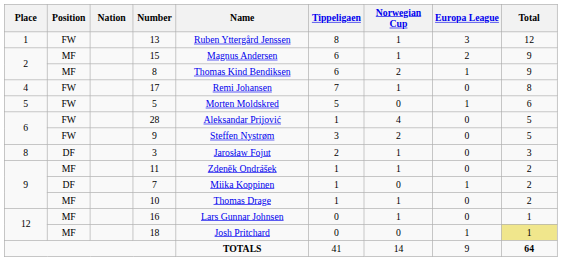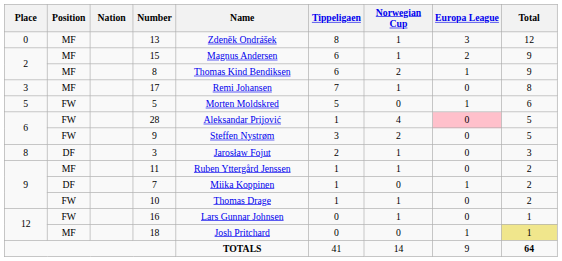(26, 40) 1 -> (26, 40) 0
(69, 40) FW -> (69, 40) MF
(242, 40) Ruben Yttergård Jenssen -> (242, 40) Zdeněk Ondrášek
(26, 88) 4 -> (26, 88) 3
(69, 88) FW -> (69, 88) MF
(467, 120) no background -> (467, 120) pink background
(242, 168) Zdeněk Ondrášek -> (242, 168) Ruben Yttergård Jenssen
(69, 200) MF -> (69, 200) FW
(69, 216) MF -> (69, 216) FW
